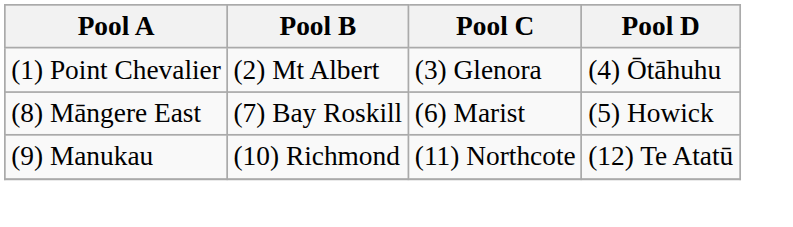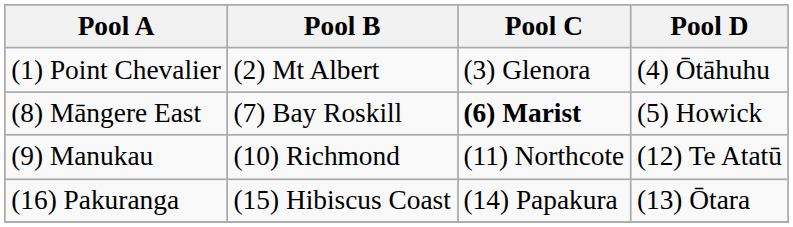(470, 112) normal -> (522, 112) bold
+ row: (95, 199)
